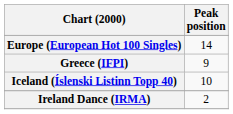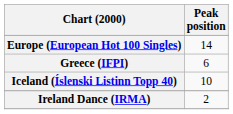(206, 63) 9 -> (206, 63) 6
